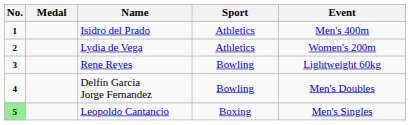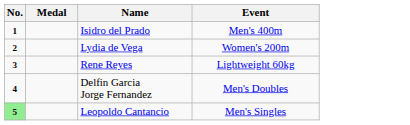- column: (235, 13)
